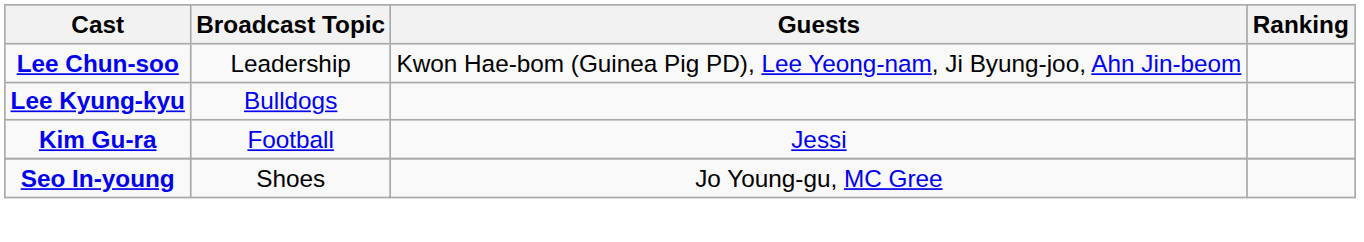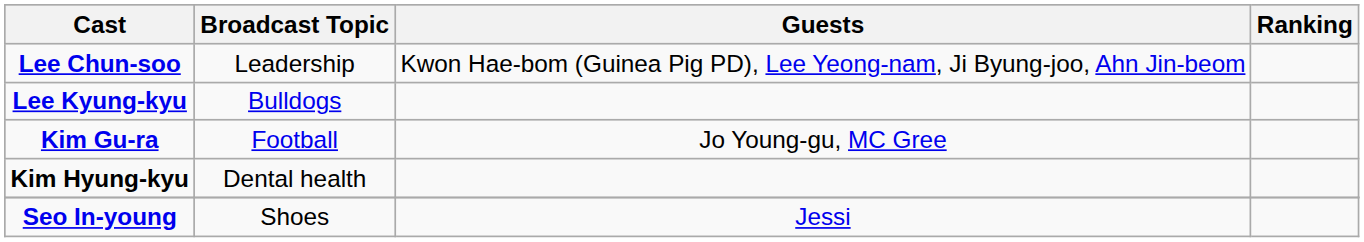(819, 140) Jessi -> (823, 140) Jo Young-gu, MC Gree
+ row: (100, 178)
(819, 178) Jo Young-gu, MC Gree -> (823, 217) Jessi
